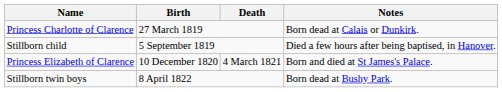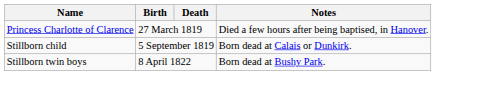(352, 29) Born dead at Calais or Dunkirk. -> (324, 29) Died a few hours after being baptised, in Hanover.
(391, 45) Died a few hours after being baptised, in Hanover. -> (285, 45) Born dead at Calais or Dunkirk.
- row: (70, 62)
